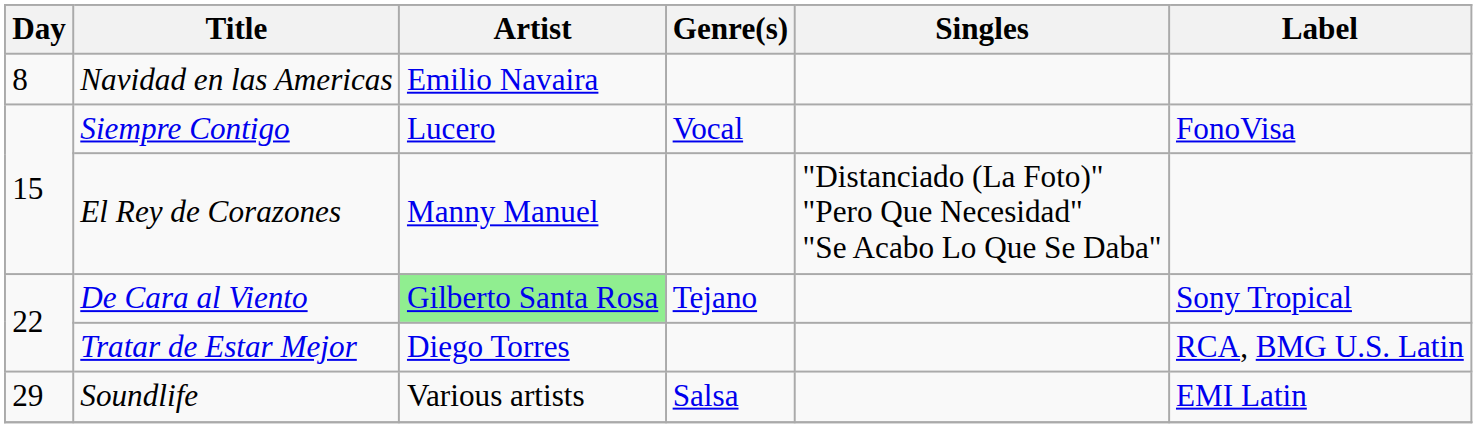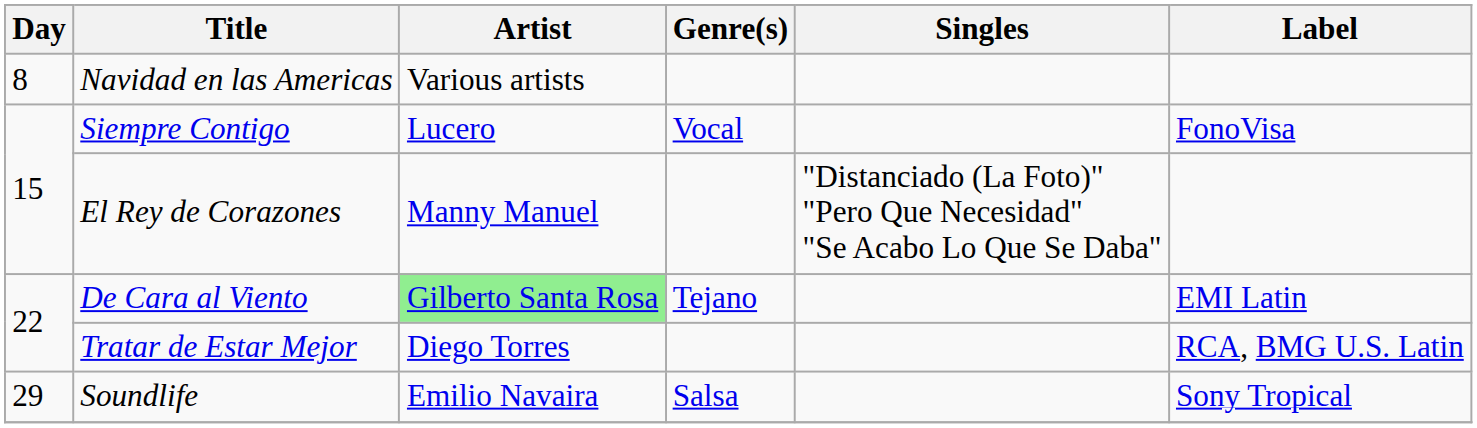(503, 78) Emilio Navaira -> (496, 78) Various artists
(1264, 297) Sony Tropical -> (1241, 297) EMI Latin
(496, 396) Various artists -> (503, 396) Emilio Navaira
(1241, 396) EMI Latin -> (1264, 396) Sony Tropical
